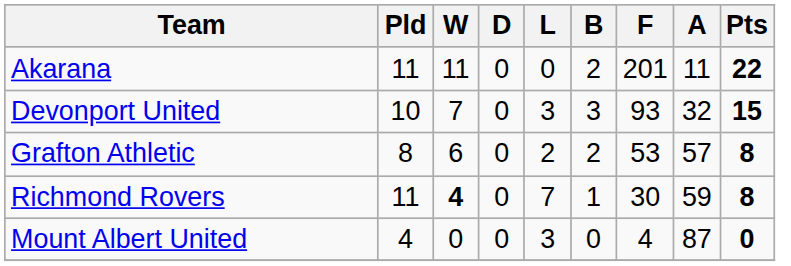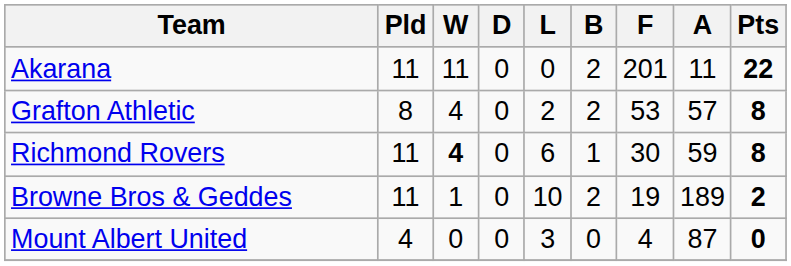- row: (116, 111)
(456, 153) 6 -> (456, 111) 4
(548, 196) 7 -> (548, 153) 6
+ row: (151, 196)
